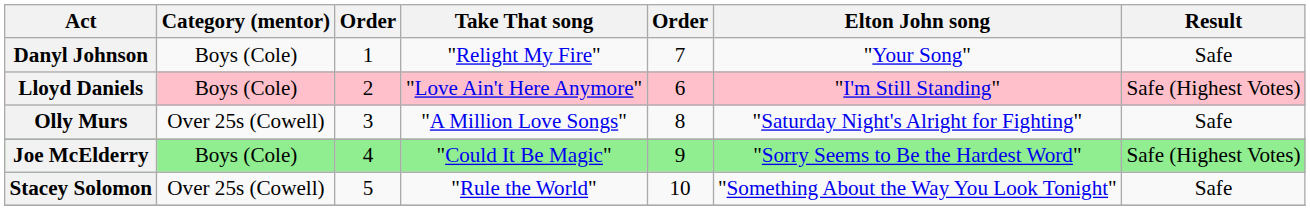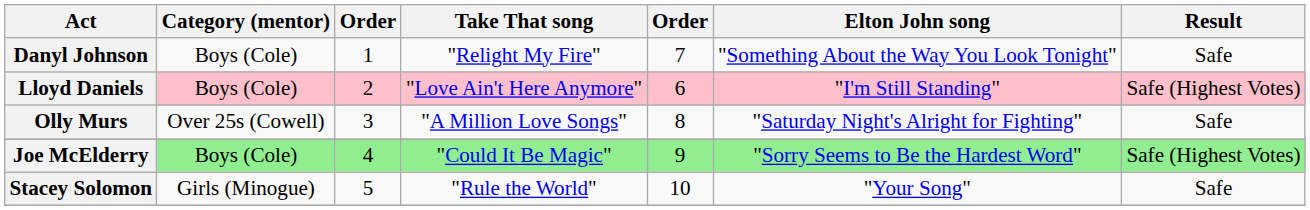(917, 54) "Your Song" -> (917, 54) "Something About the Way You Look Tonight"
(246, 188) Over 25s (Cowell) -> (246, 188) Girls (Minogue)
(917, 188) "Something About the Way You Look Tonight" -> (917, 188) "Your Song"
